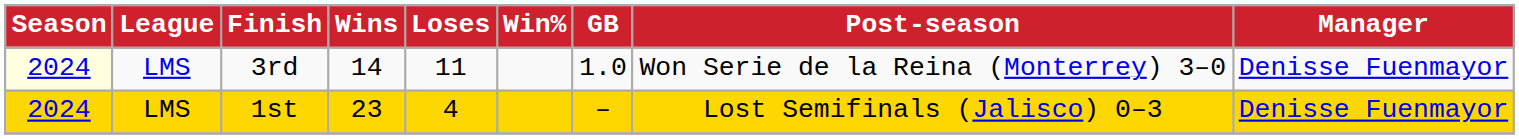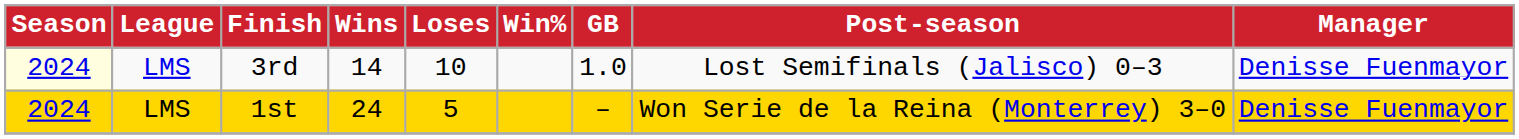(451, 69) 11 -> (451, 69) 10
(933, 69) Won Serie de la Reina (Monterrey) 3–0 -> (933, 69) Lost Semifinals (Jalisco) 0–3
(367, 112) 23 -> (367, 112) 24
(451, 112) 4 -> (451, 112) 5
(933, 112) Lost Semifinals (Jalisco) 0–3 -> (933, 112) Won Serie de la Reina (Monterrey) 3–0
